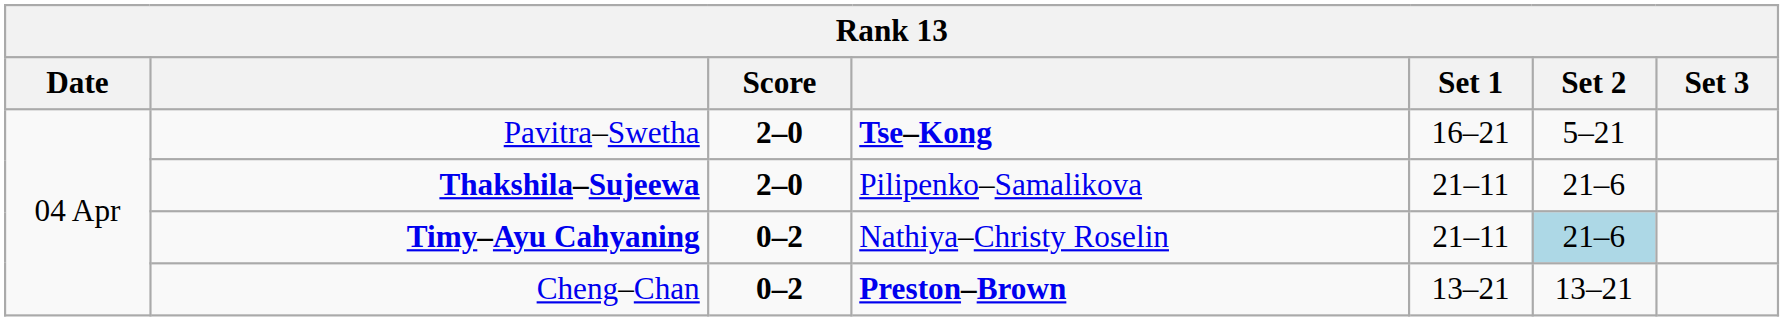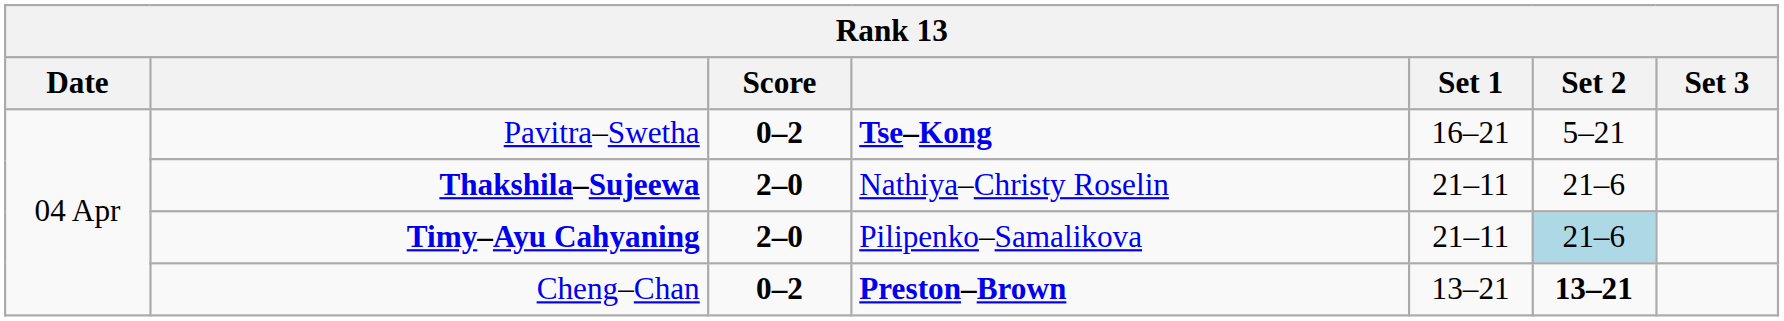(780, 133) 2–0 -> (780, 133) 0–2
(1001, 185) Pilipenko–Samalikova -> (1014, 185) Nathiya–Christy Roselin
(780, 236) 0–2 -> (780, 236) 2–0
(1014, 236) Nathiya–Christy Roselin -> (1001, 236) Pilipenko–Samalikova
(1594, 288) normal -> (1594, 288) bold
